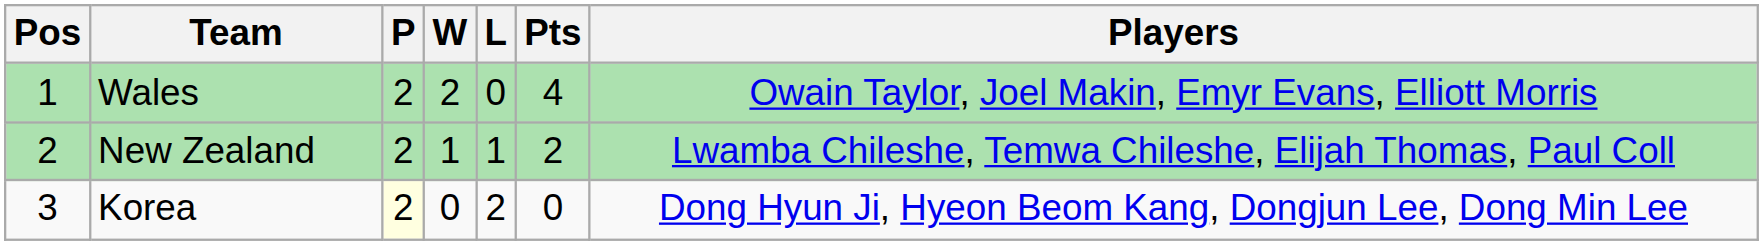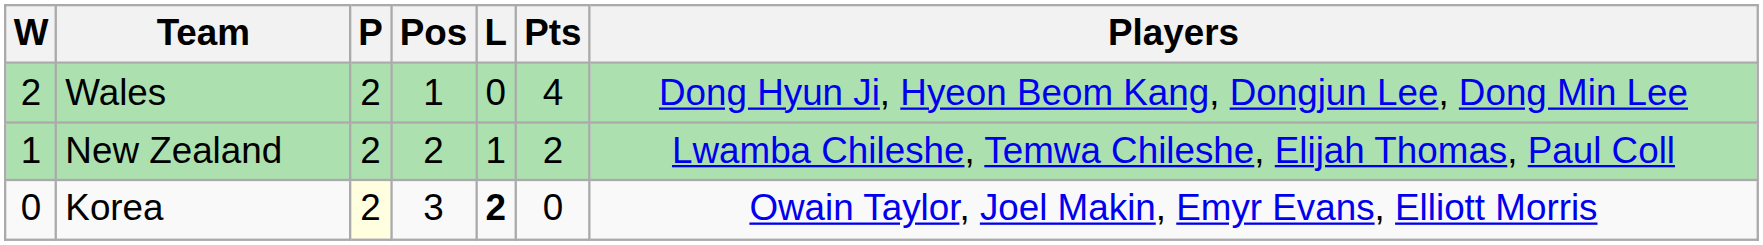columns swapped: (47, 33) <-> (450, 33)
(1173, 92) Owain Taylor, Joel Makin, Emyr Evans, Elliott Morris -> (1173, 92) Dong Hyun Ji, Hyeon Beom Kang, Dongjun Lee, Dong Min Lee
(496, 208) normal -> (496, 208) bold
(1173, 208) Dong Hyun Ji, Hyeon Beom Kang, Dongjun Lee, Dong Min Lee -> (1173, 208) Owain Taylor, Joel Makin, Emyr Evans, Elliott Morris
